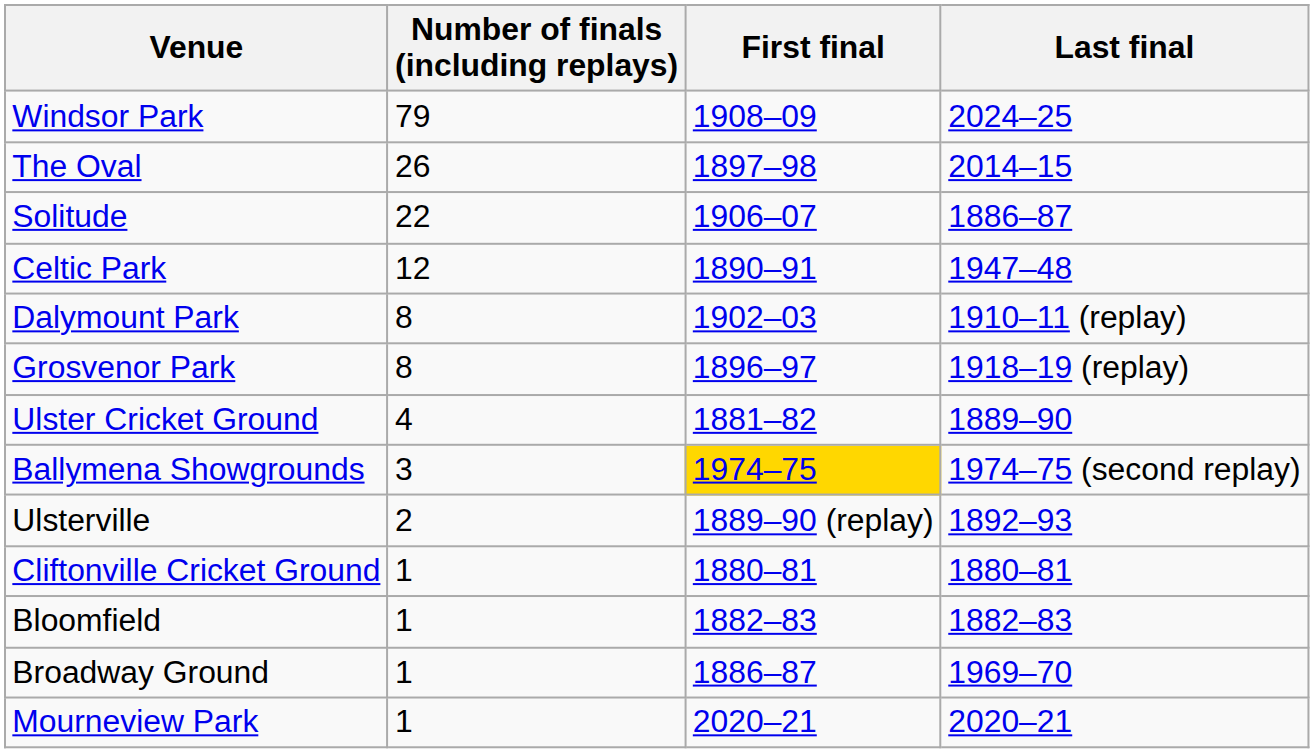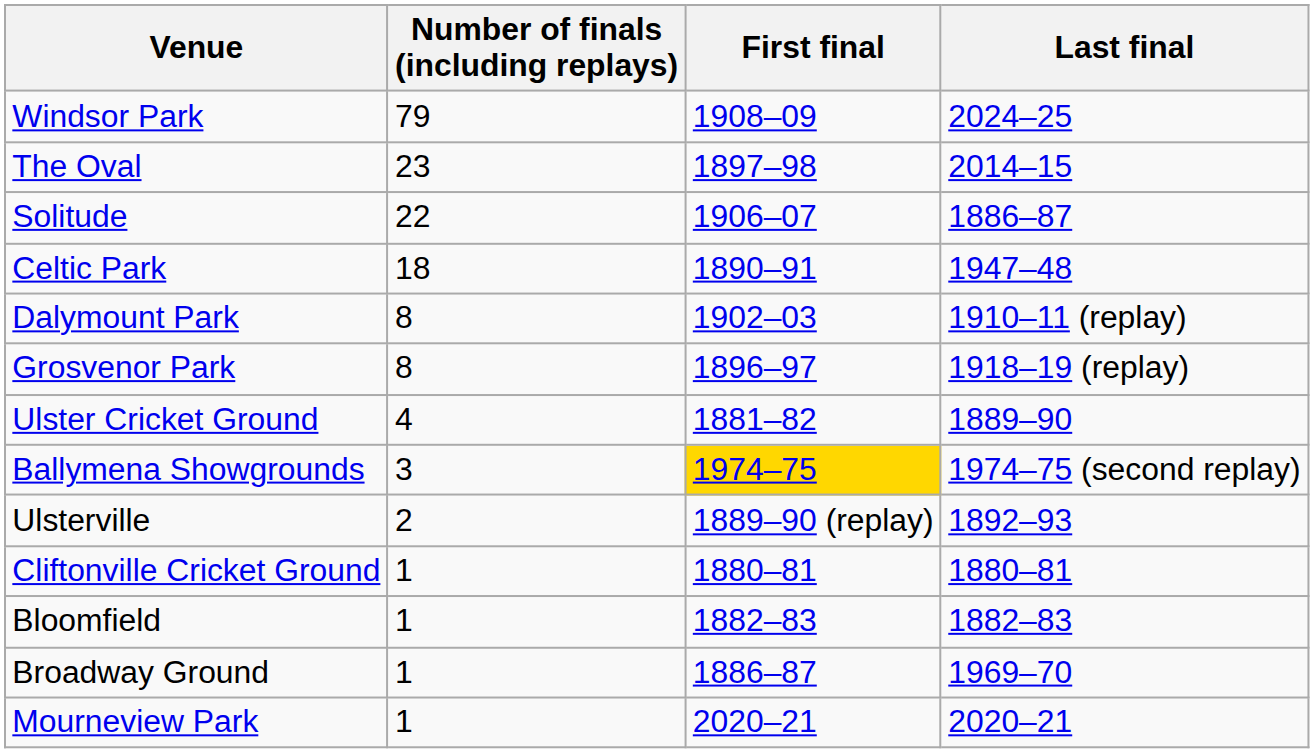(413, 166) 26 -> (413, 166) 23
(413, 267) 12 -> (413, 267) 18
